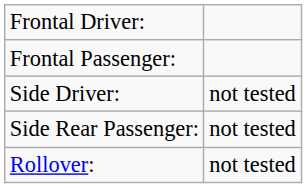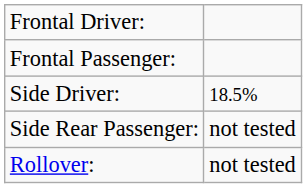(253, 93) not tested -> (233, 94) 18.5%
